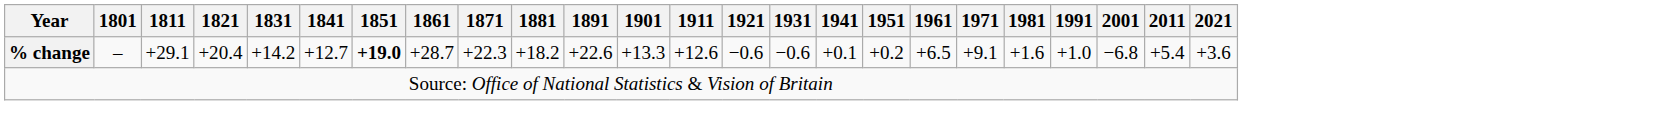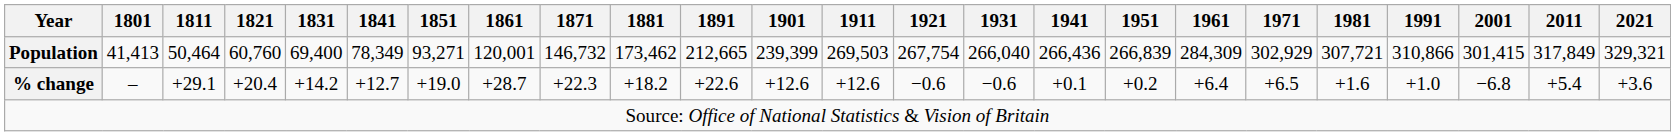+ row: (53, 52)
(379, 52) bold -> (438, 84) normal
(643, 52) +13.3 -> (787, 84) +12.6
(933, 52) +6.5 -> (1211, 84) +6.4
(980, 52) +9.1 -> (1282, 84) +6.5
